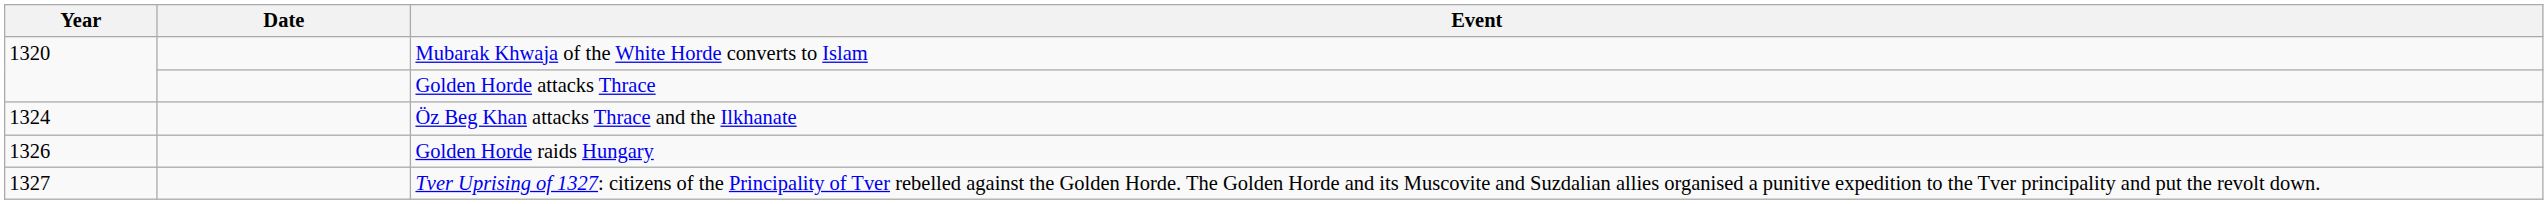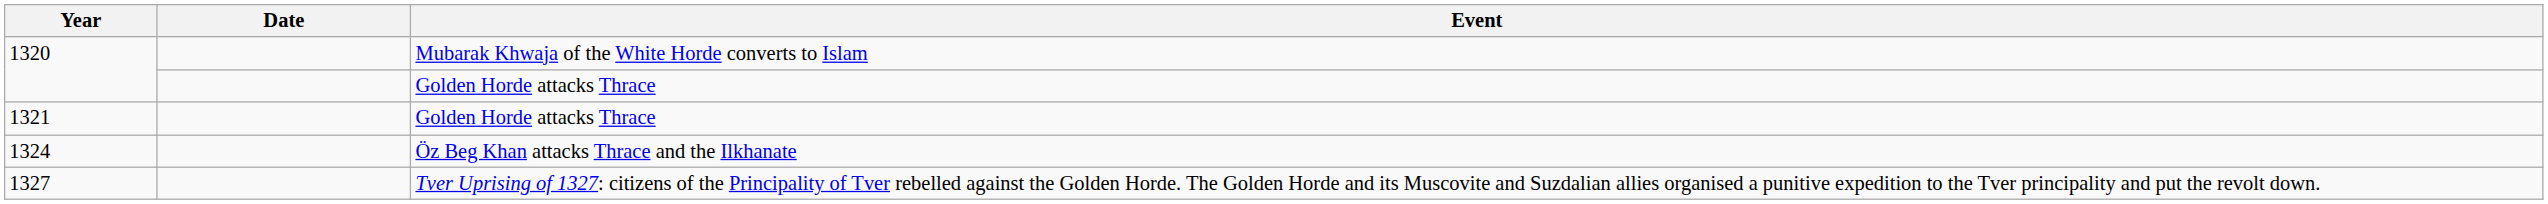+ row: (30, 118)
- row: (30, 150)
